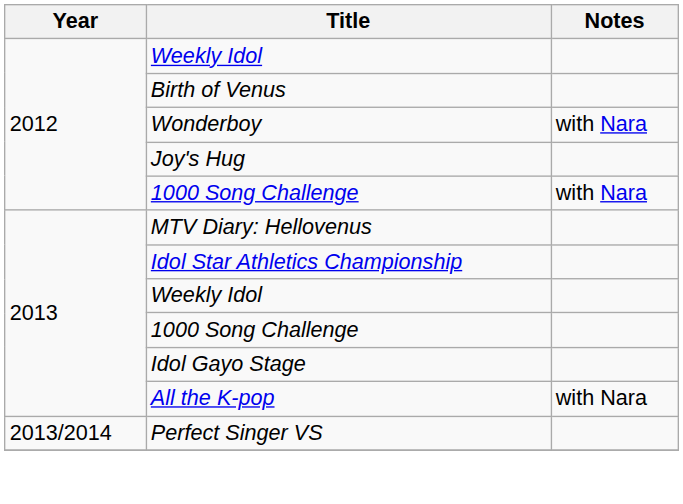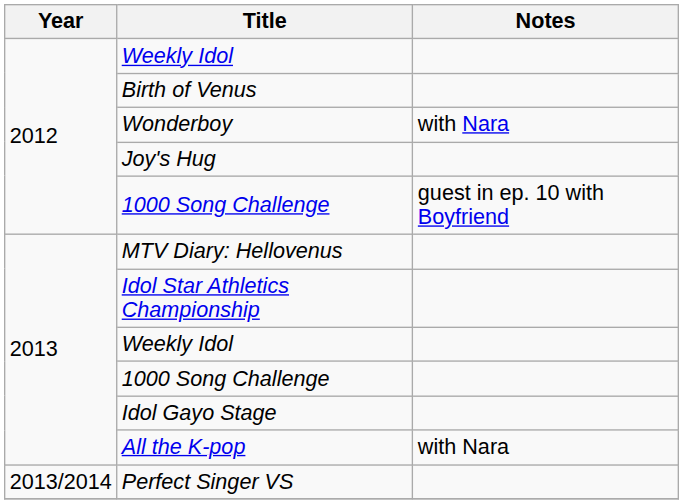(601, 192) with Nara -> (511, 205) guest in ep. 10 with Boyfriend
